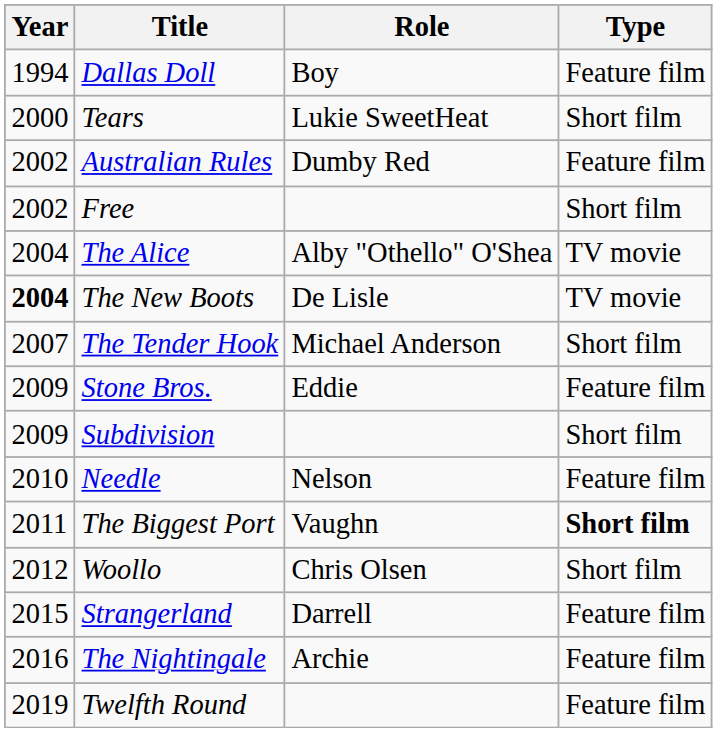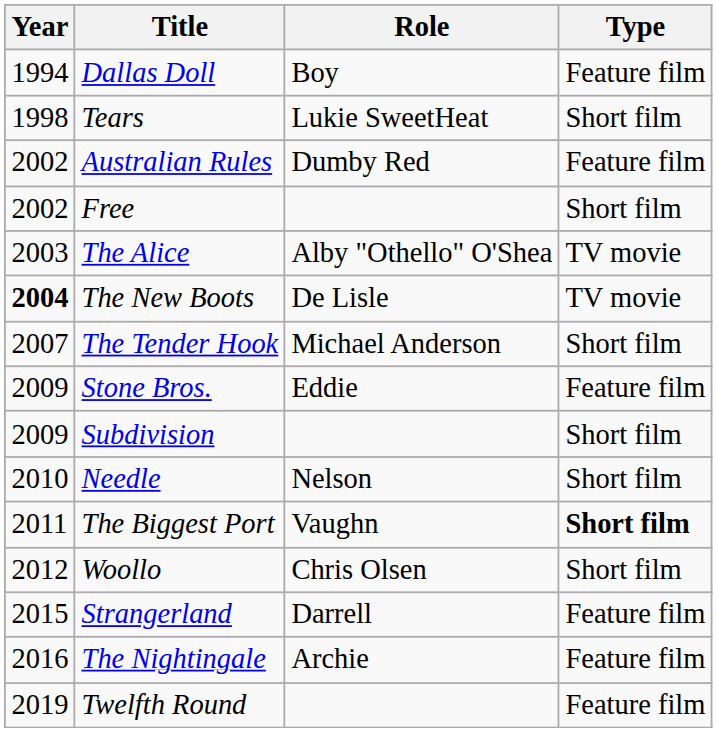(40, 117) 2000 -> (40, 117) 1998
(40, 252) 2004 -> (40, 252) 2003
(635, 478) Feature film -> (624, 478) Short film
